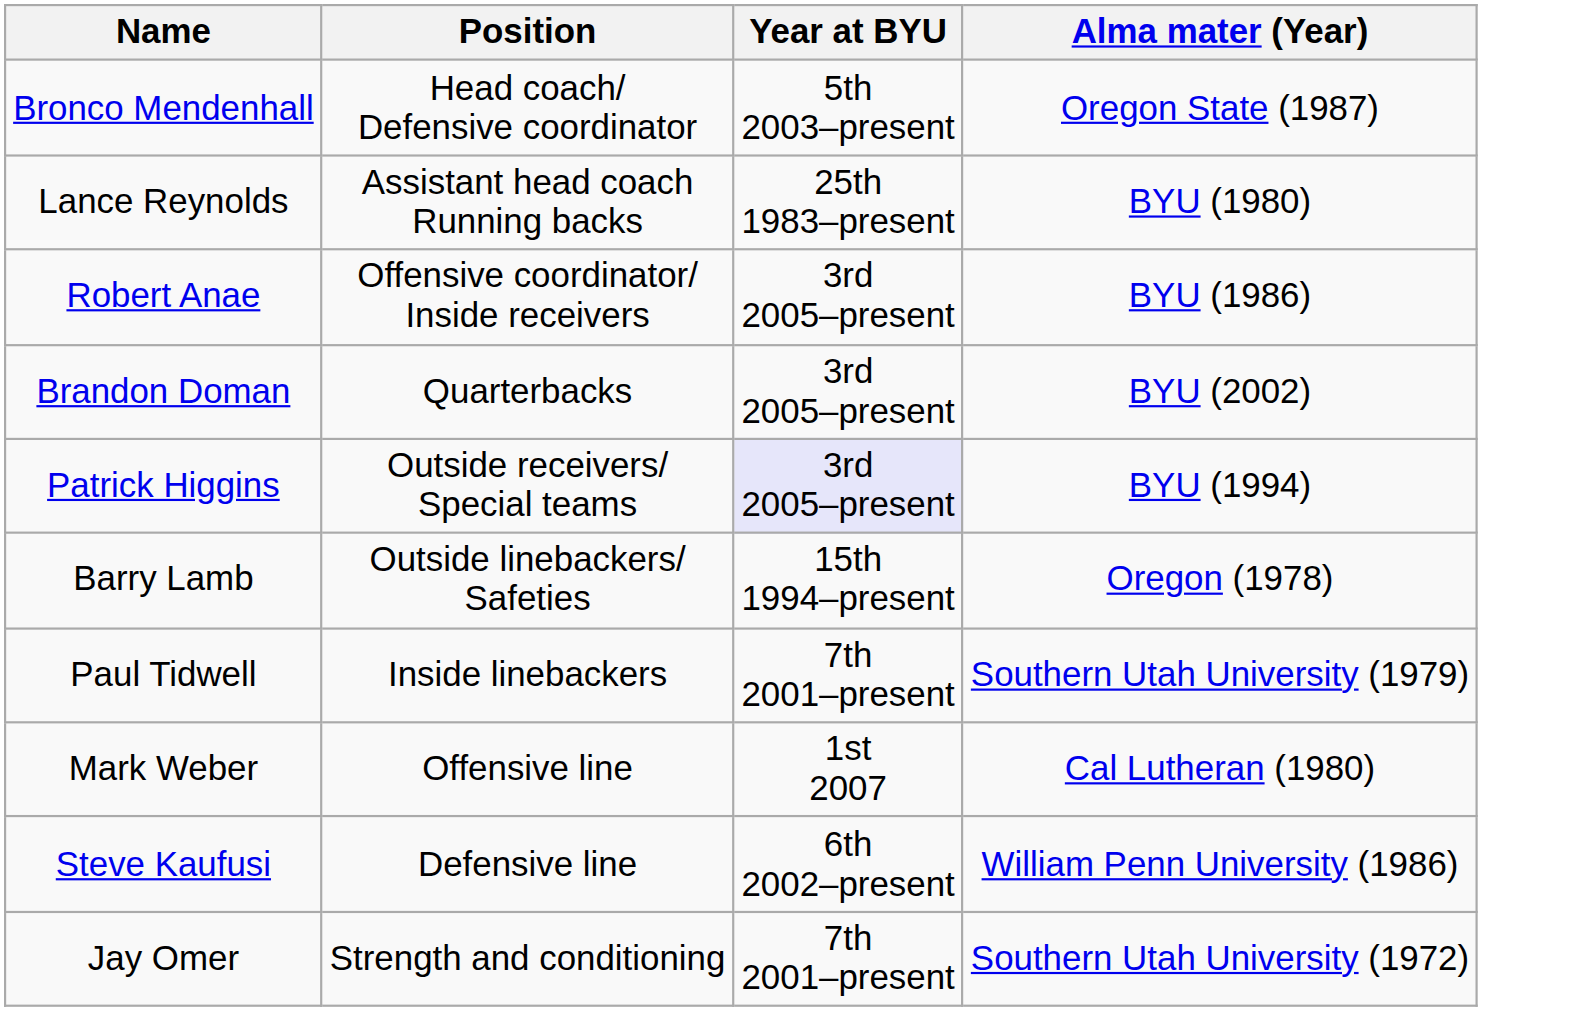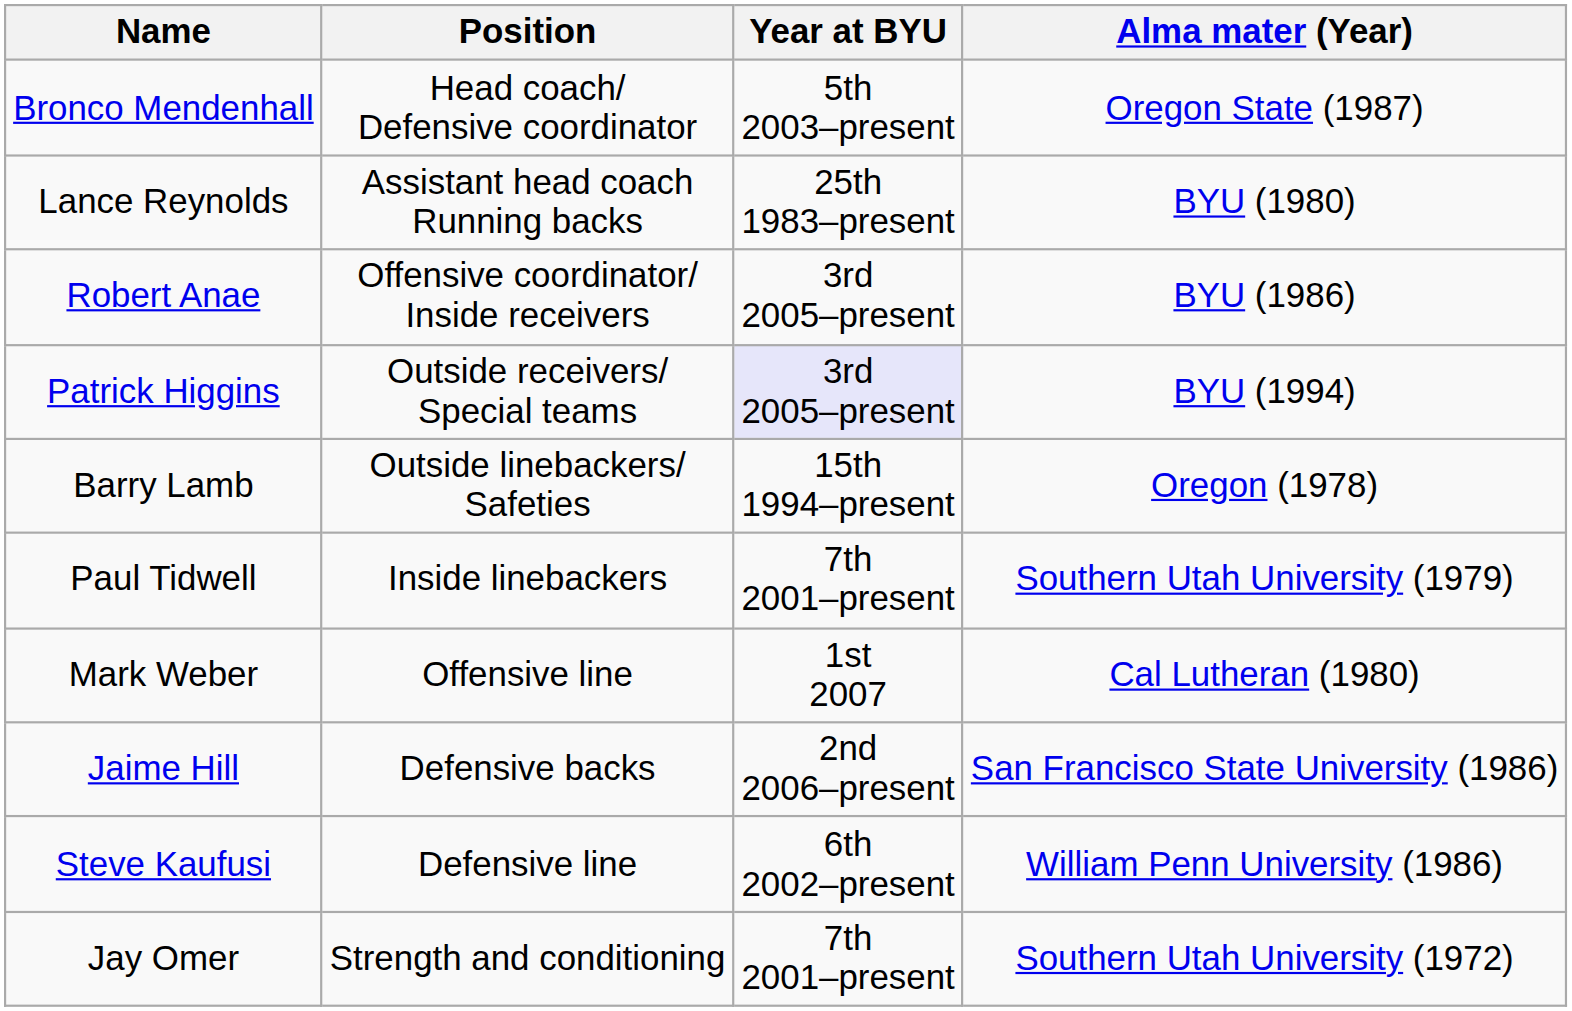- row: (163, 390)
+ row: (163, 768)
